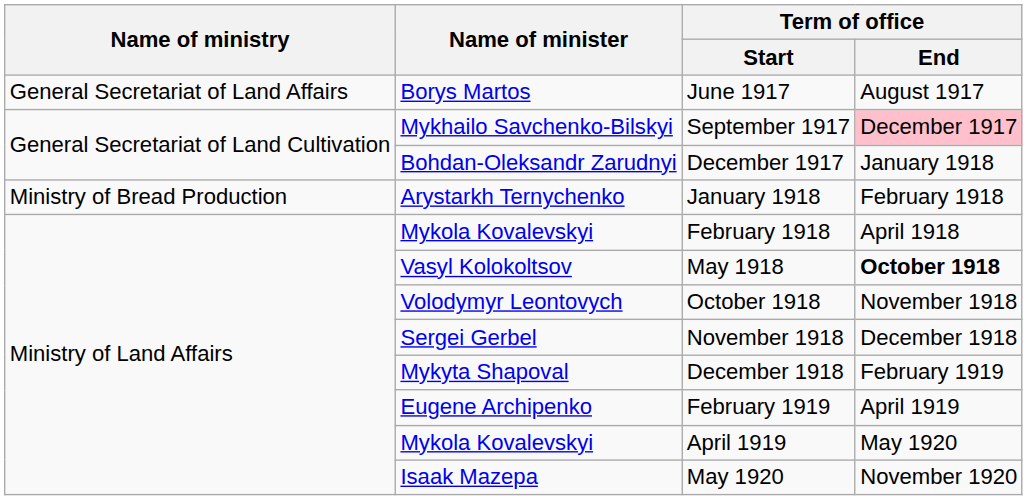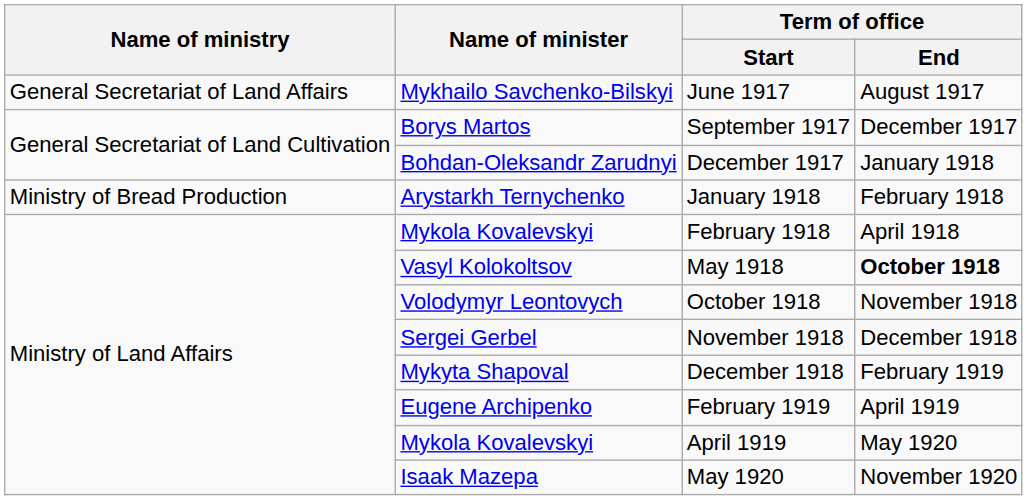(465, 92) Borys Martos -> (537, 92) Mykhailo Savchenko-Bilskyi
(537, 127) Mykhailo Savchenko-Bilskyi -> (465, 127) Borys Martos
(939, 127) pink background -> (939, 127) no background
